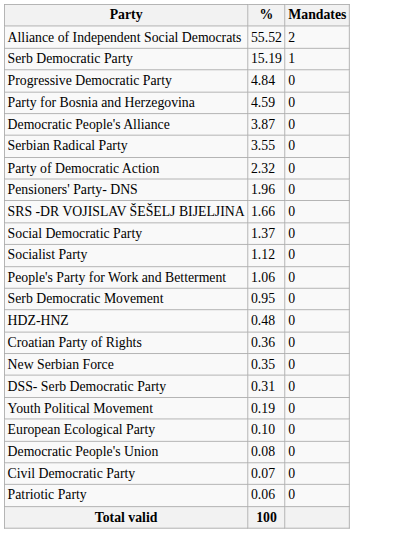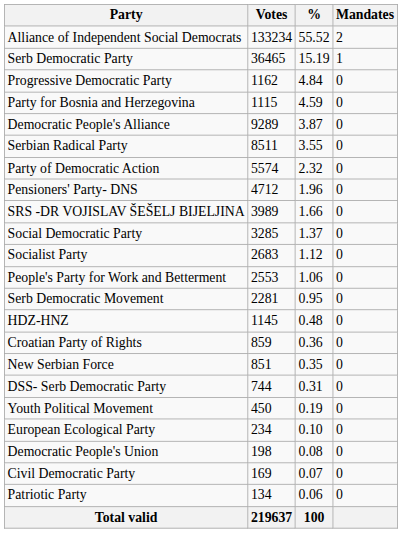+ column: (272, 15)
